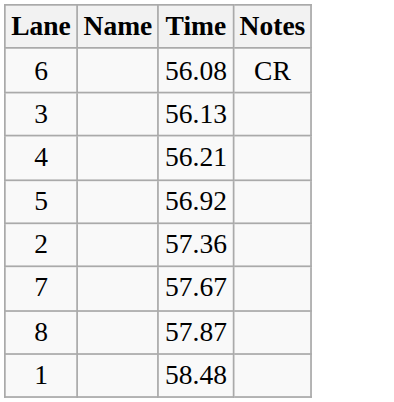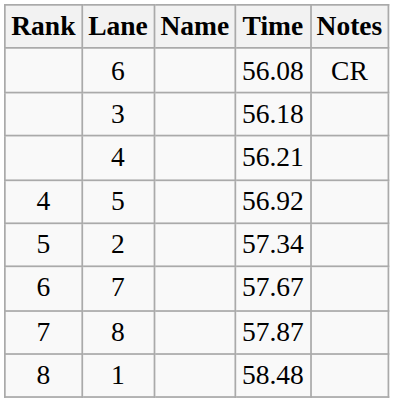+ column: (43, 26)
(196, 113) 56.13 -> (273, 113) 56.18
(196, 244) 57.36 -> (273, 244) 57.34
